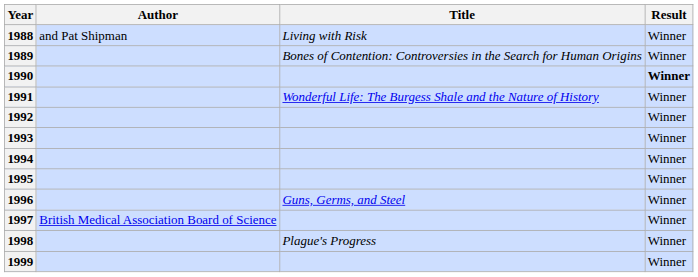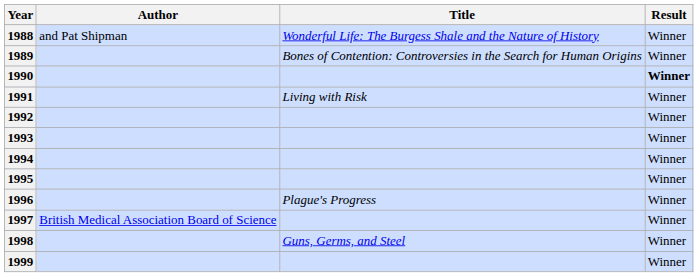(325, 35) Living with Risk -> (441, 35) Wonderful Life: The Burgess Shale and the Nature of History
(441, 96) Wonderful Life: The Burgess Shale and the Nature of History -> (325, 96) Living with Risk
(344, 199) Guns, Germs, and Steel -> (329, 199) Plague's Progress
(329, 240) Plague's Progress -> (344, 240) Guns, Germs, and Steel
